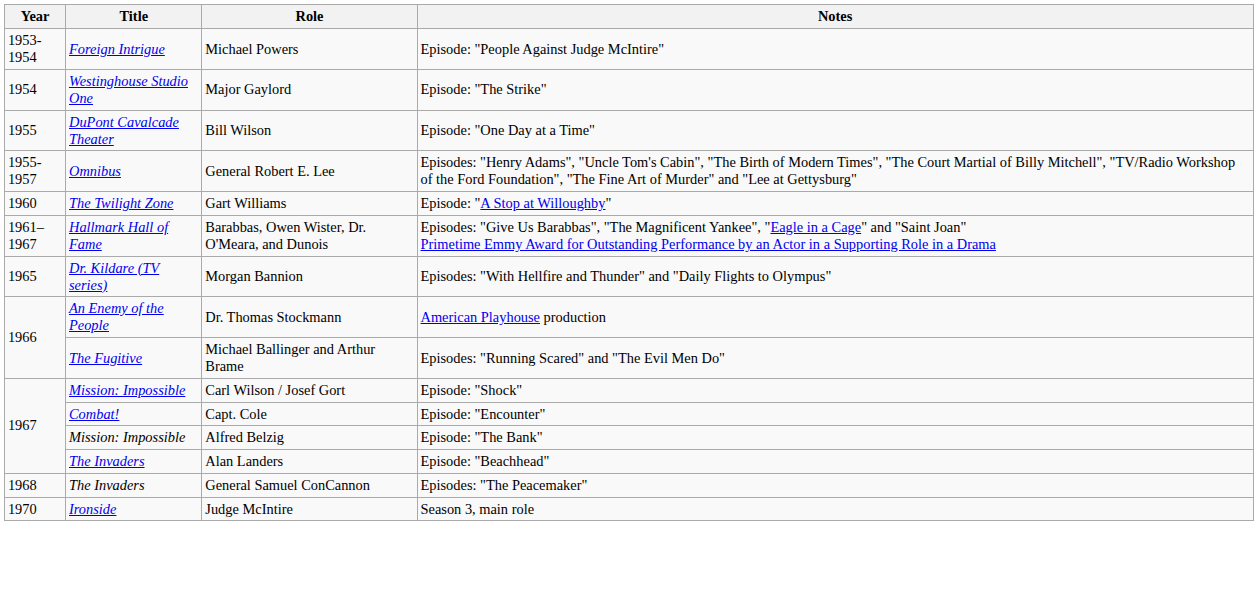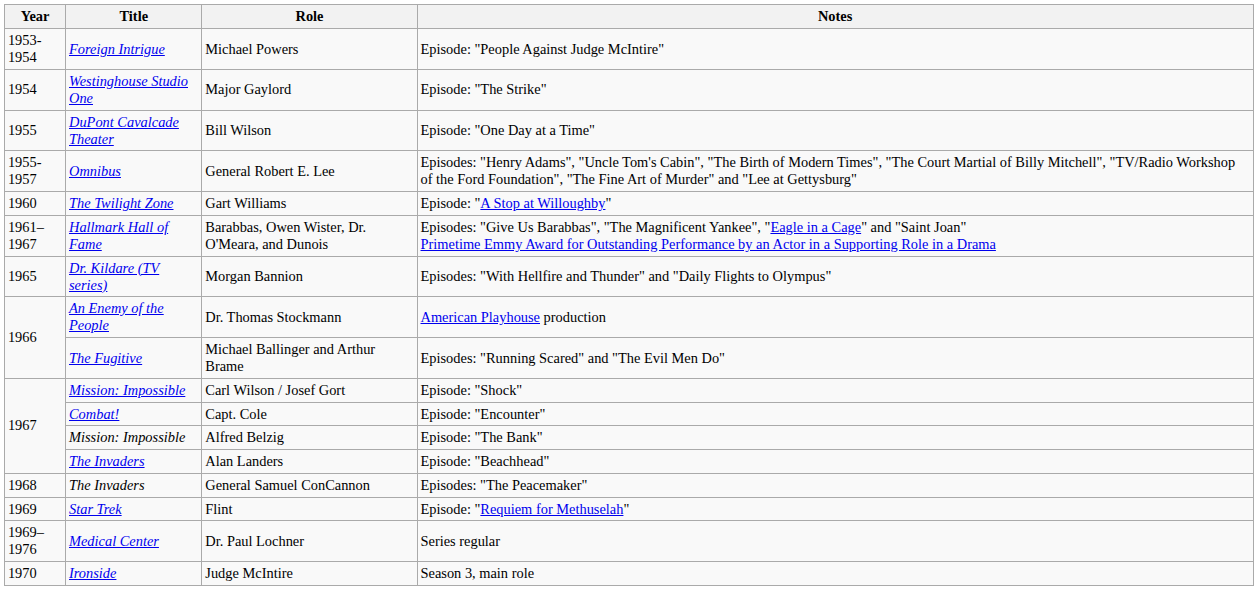+ row: (219, 509)
+ row: (255, 541)
